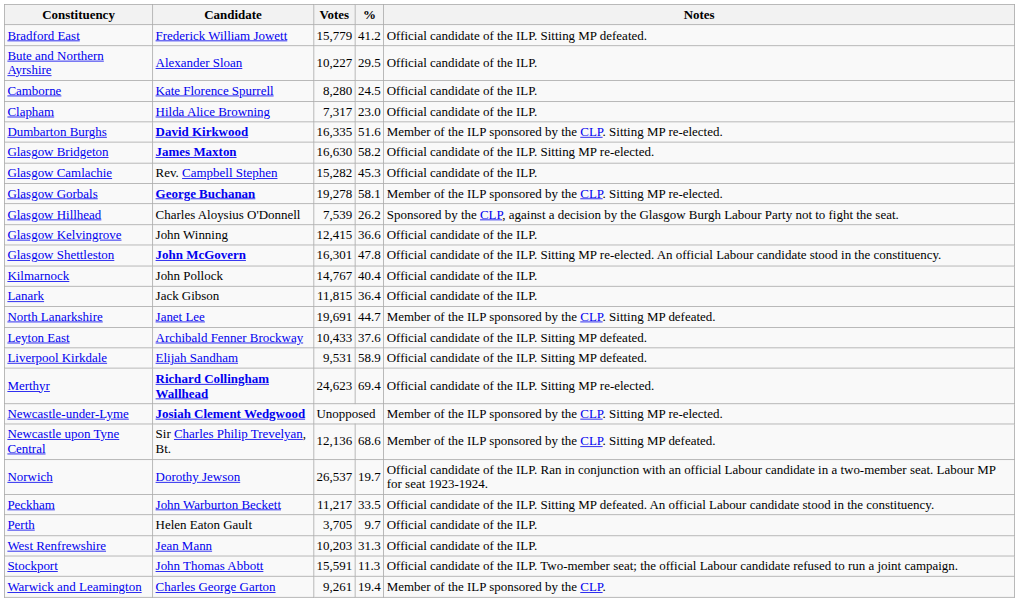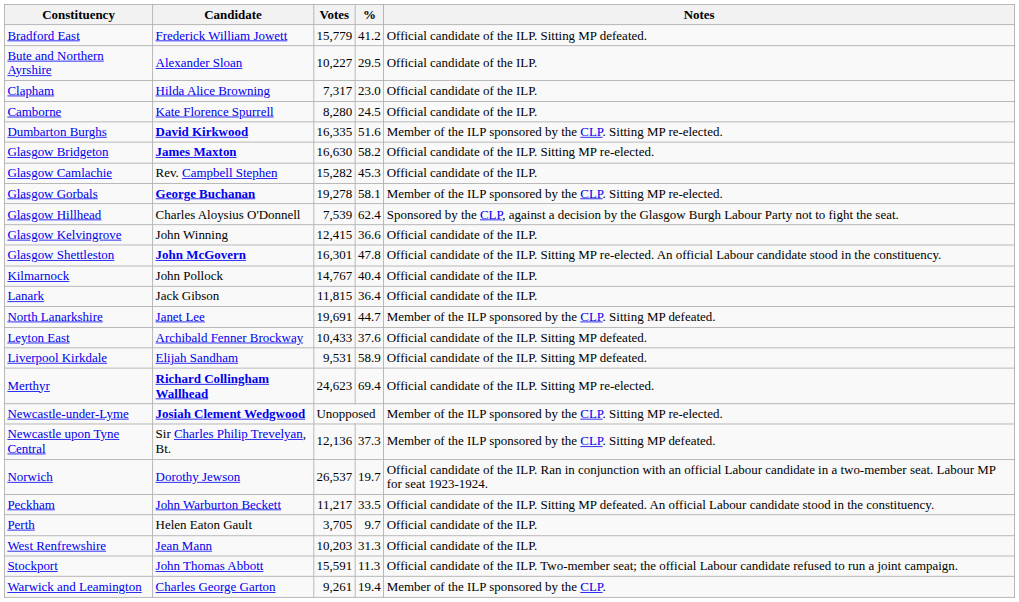rows swapped: (34, 91) <-> (31, 111)
(369, 214) 26.2 -> (369, 214) 62.4
(369, 441) 68.6 -> (369, 441) 37.3
